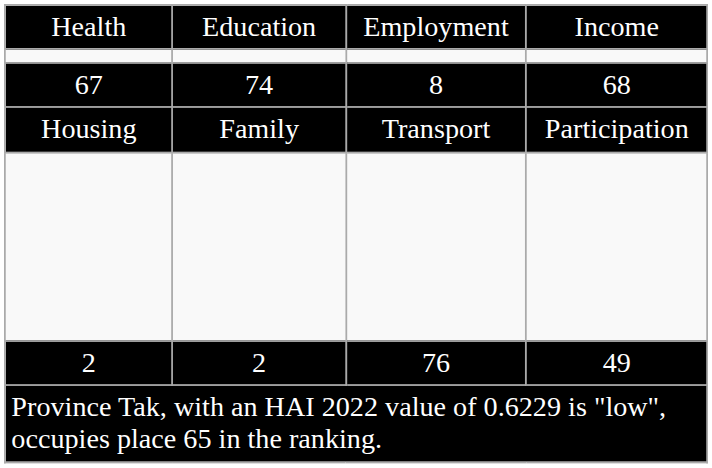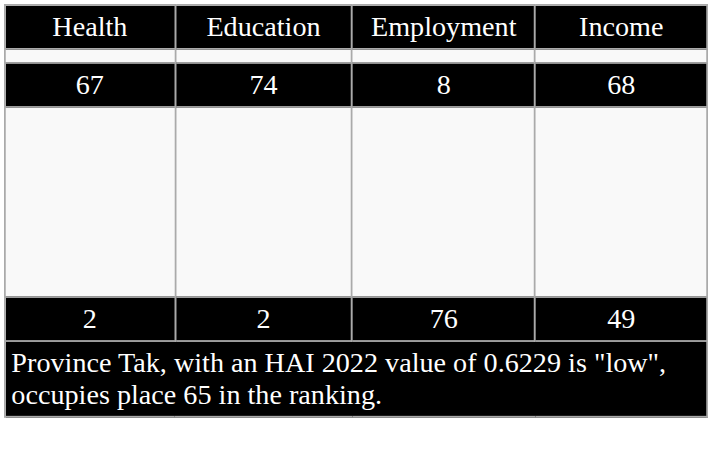- row: (89, 129)
